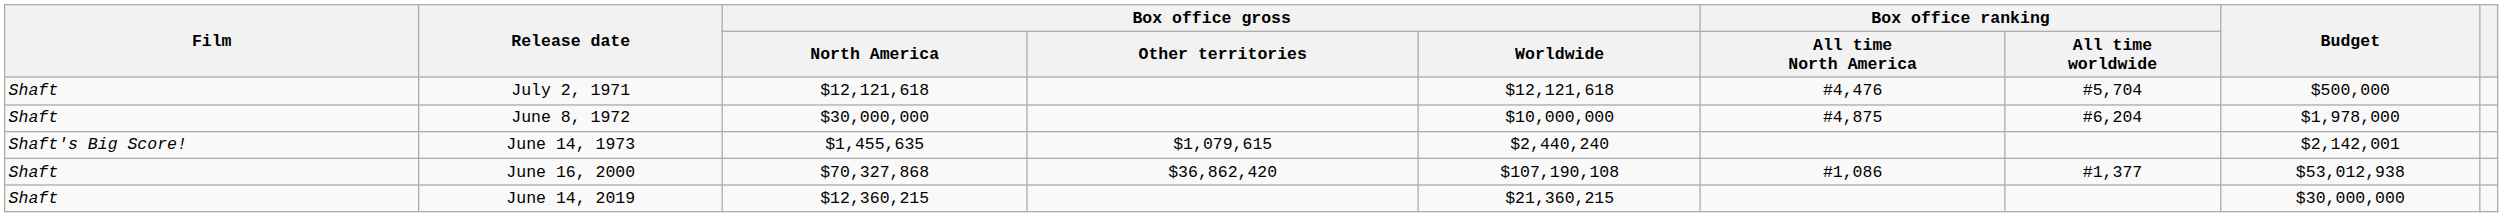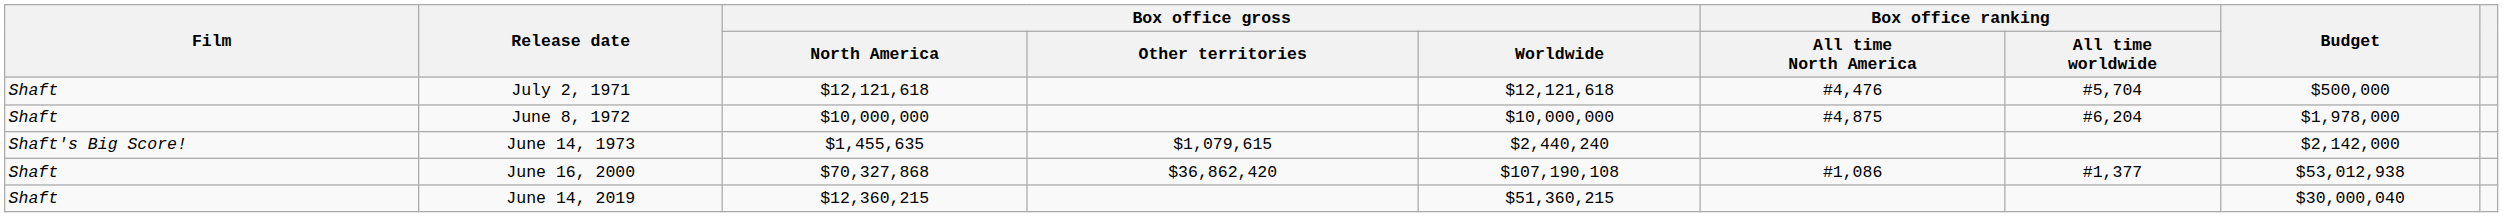(875, 118) $30,000,000 -> (875, 118) $10,000,000
(2350, 145) $2,142,001 -> (2350, 145) $2,142,000
(1560, 199) $21,360,215 -> (1560, 199) $51,360,215
(2350, 199) $30,000,000 -> (2350, 199) $30,000,040
